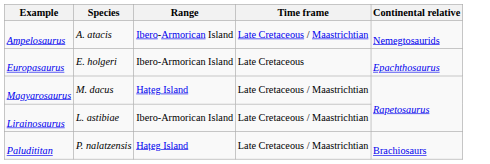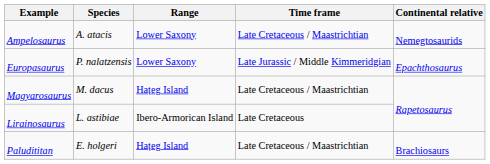(185, 34) Ibero-Armorican Island -> (166, 34) Lower Saxony
(96, 62) E. holgeri -> (104, 62) P. nalatzensis
(185, 62) Ibero-Armorican Island -> (166, 62) Lower Saxony
(271, 62) Late Cretaceous -> (314, 62) Late Jurassic / Middle Kimmeridgian
(303, 117) Late Cretaceous / Maastrichtian -> (271, 117) Late Cretaceous
(104, 145) P. nalatzensis -> (96, 145) E. holgeri
